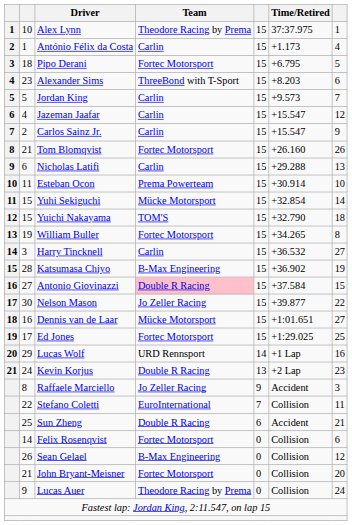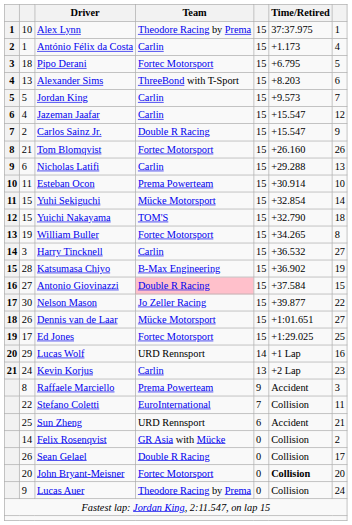(27, 81) 23 -> (27, 81) 13
(151, 132) Carlin -> (174, 132) Double R Racing
(27, 319) 16 -> (27, 319) 26
(174, 371) Double R Racing -> (151, 371) Carlin
(172, 388) Jo Zeller Racing -> (176, 388) Prema Powerteam
(174, 422) Double R Racing -> (171, 422) URD Rennsport
(176, 439) Fortec Motorsport -> (182, 439) GR Asia with Mücke
(337, 439) 6 -> (337, 439) 2
(179, 456) B-Max Engineering -> (174, 456) Double R Racing
(340, 456) 12 -> (340, 456) 17
(27, 473) 21 -> (27, 473) 20
(290, 473) normal -> (291, 473) bold
